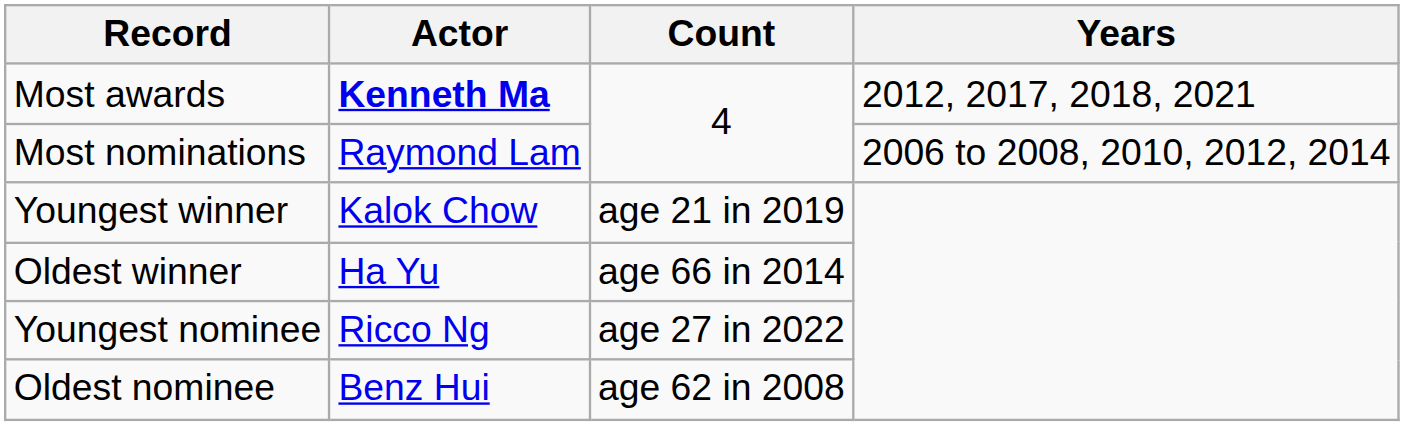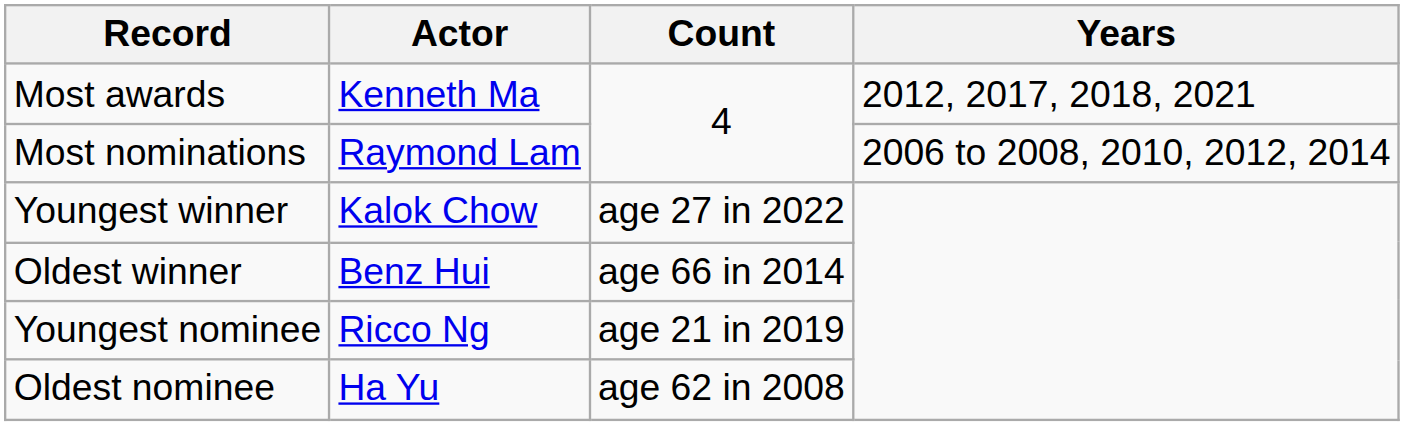(444, 93) bold -> (439, 93) normal
(721, 211) age 21 in 2019 -> (721, 211) age 27 in 2022
(389, 270) Ha Yu -> (414, 270) Benz Hui
(721, 329) age 27 in 2022 -> (721, 329) age 21 in 2019
(414, 388) Benz Hui -> (389, 388) Ha Yu
